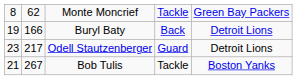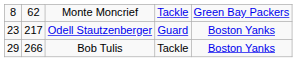- row: (100, 30)
(241, 48) Detroit Lions -> (241, 30) Boston Yanks
(13, 65) 21 -> (13, 48) 29
(33, 65) 267 -> (33, 48) 266
